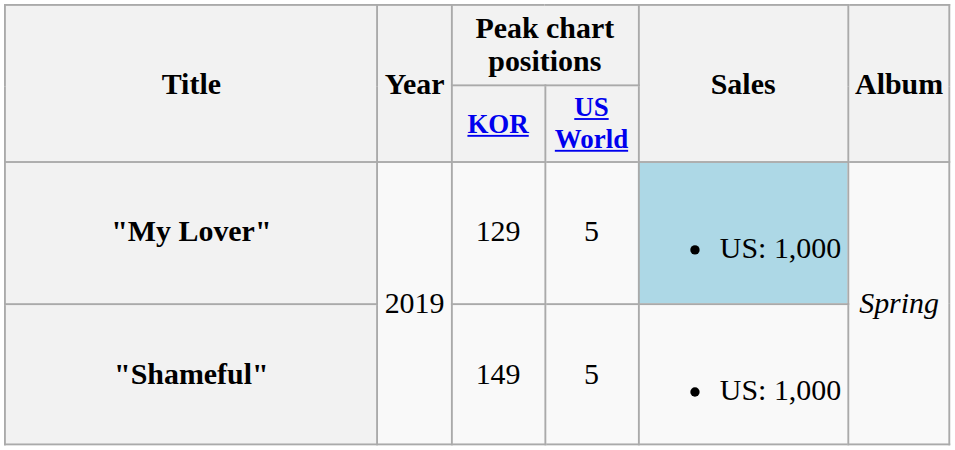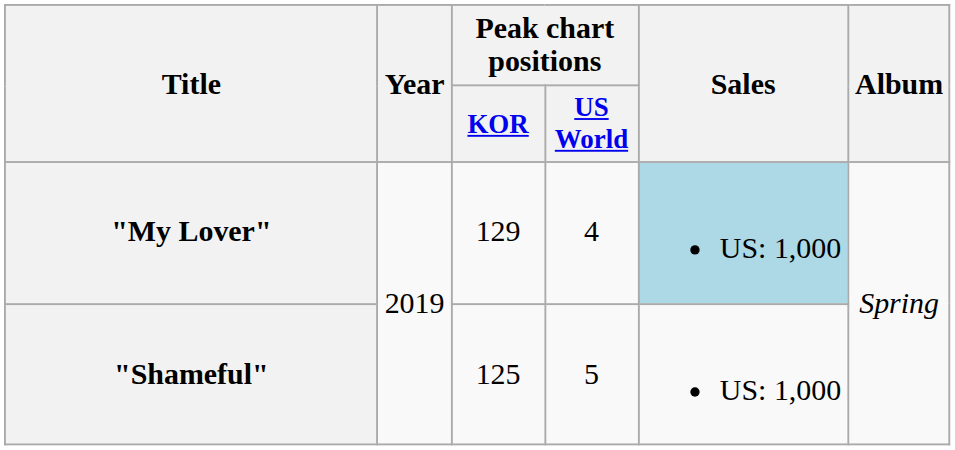(591, 232) 5 -> (591, 232) 4
(498, 373) 149 -> (498, 373) 125
